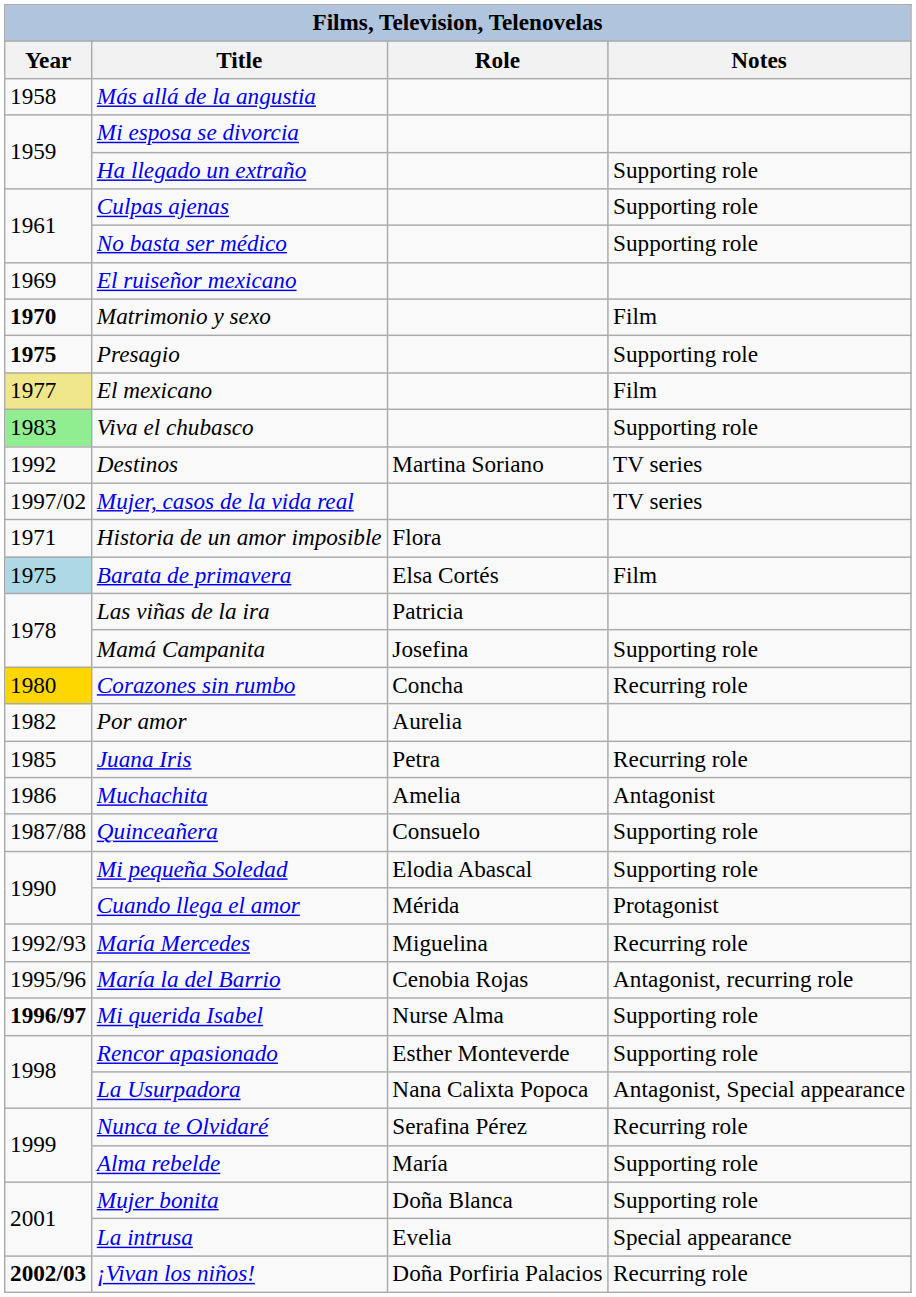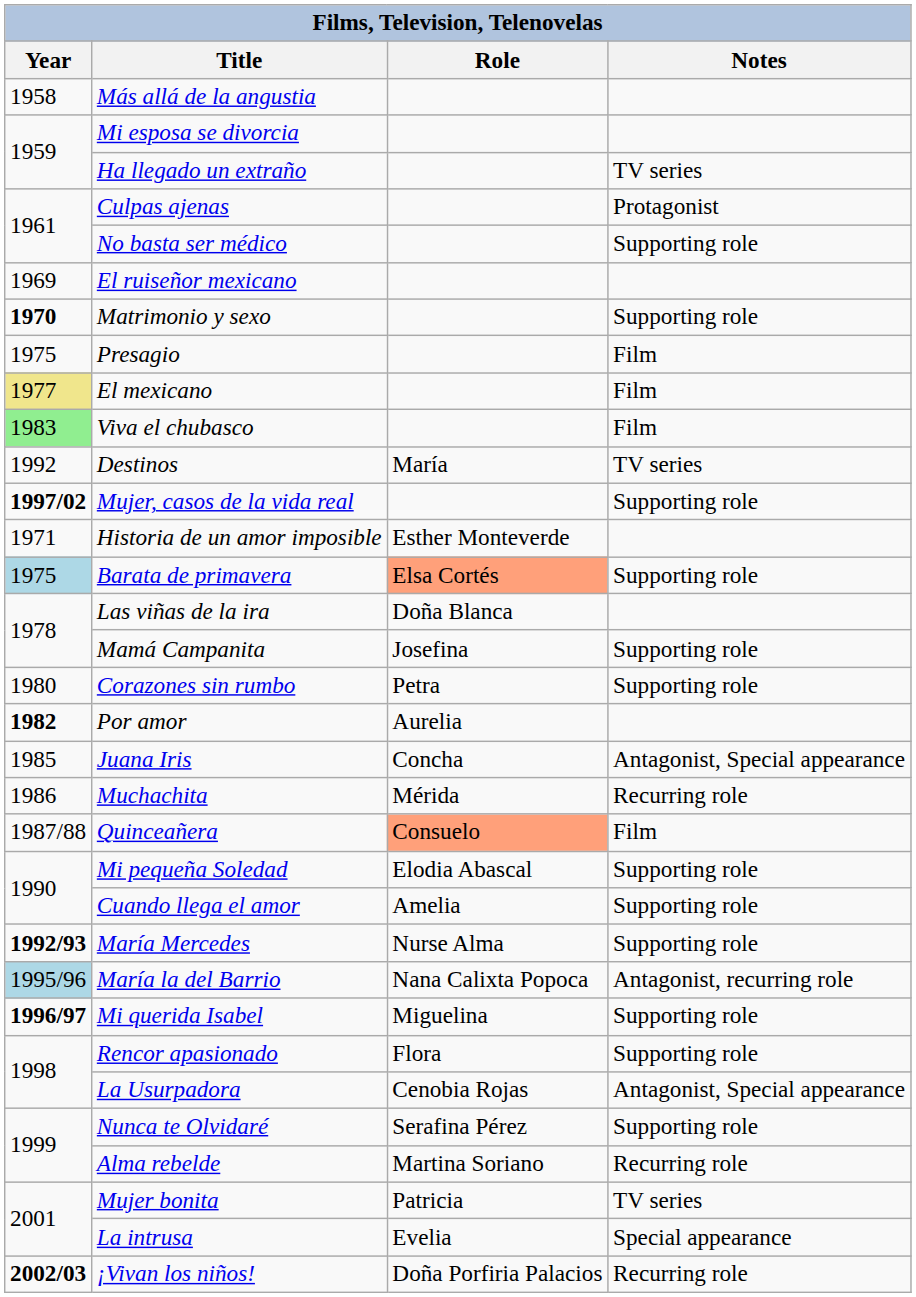(686, 170) Supporting role -> (658, 170) TV series
(686, 206) Supporting role -> (666, 206) Protagonist
(635, 317) Film -> (686, 317) Supporting role
(33, 354) bold -> (33, 354) normal
(686, 354) Supporting role -> (635, 354) Film
(686, 427) Supporting role -> (635, 427) Film
(468, 464) Martina Soriano -> (420, 464) María
(48, 501) normal -> (48, 501) bold
(658, 501) TV series -> (686, 501) Supporting role
(417, 538) Flora -> (481, 538) Esther Monteverde
(446, 574) no background -> (446, 574) lightsalmon background
(635, 574) Film -> (686, 574) Supporting role
(428, 611) Patricia -> (453, 611) Doña Blanca
(33, 685) gold background -> (33, 685) no background
(428, 685) Concha -> (416, 685) Petra
(680, 685) Recurring role -> (686, 685) Supporting role
(33, 721) normal -> (33, 721) bold
(416, 758) Petra -> (428, 758) Concha
(680, 758) Recurring role -> (759, 758) Antagonist, Special appearance
(427, 795) Amelia -> (426, 795) Mérida
(664, 795) Antagonist -> (680, 795) Recurring role
(436, 832) no background -> (436, 832) lightsalmon background
(686, 832) Supporting role -> (635, 832) Film
(426, 905) Mérida -> (427, 905) Amelia
(666, 905) Protagonist -> (686, 905) Supporting role
(48, 942) normal -> (48, 942) bold
(440, 942) Miguelina -> (448, 942) Nurse Alma
(680, 942) Recurring role -> (686, 942) Supporting role
(48, 979) no background -> (48, 979) lightblue background
(460, 979) Cenobia Rojas -> (490, 979) Nana Calixta Popoca
(448, 1016) Nurse Alma -> (440, 1016) Miguelina
(481, 1053) Esther Monteverde -> (417, 1053) Flora
(490, 1089) Nana Calixta Popoca -> (460, 1089) Cenobia Rojas
(680, 1126) Recurring role -> (686, 1126) Supporting role
(420, 1163) María -> (468, 1163) Martina Soriano
(686, 1163) Supporting role -> (680, 1163) Recurring role
(453, 1200) Doña Blanca -> (428, 1200) Patricia
(686, 1200) Supporting role -> (658, 1200) TV series
